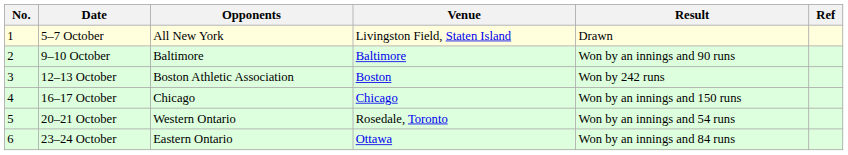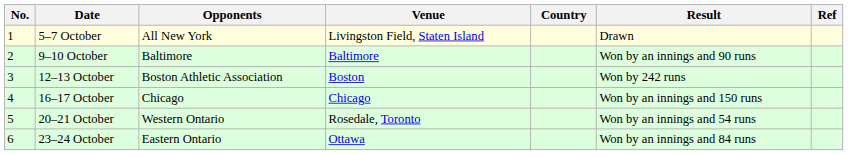+ column: (564, 15)
